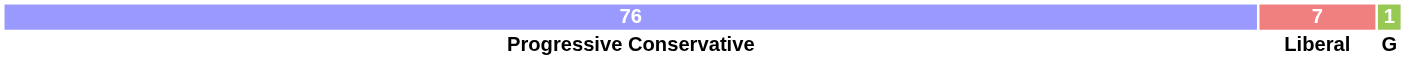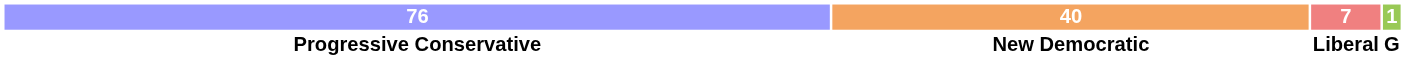+ column: (1071, 16)
